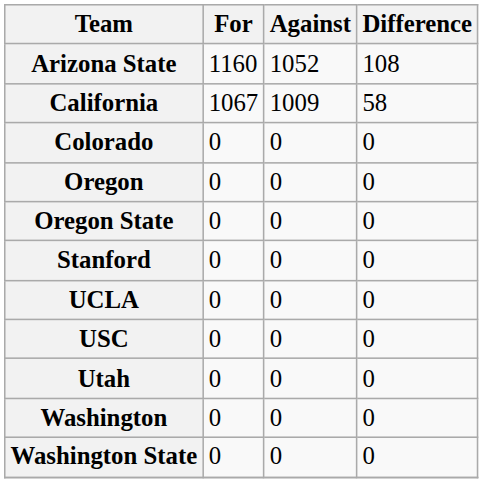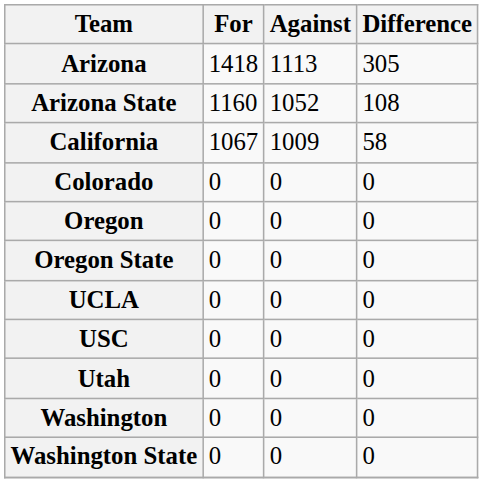+ row: (104, 63)
- row: (104, 260)
